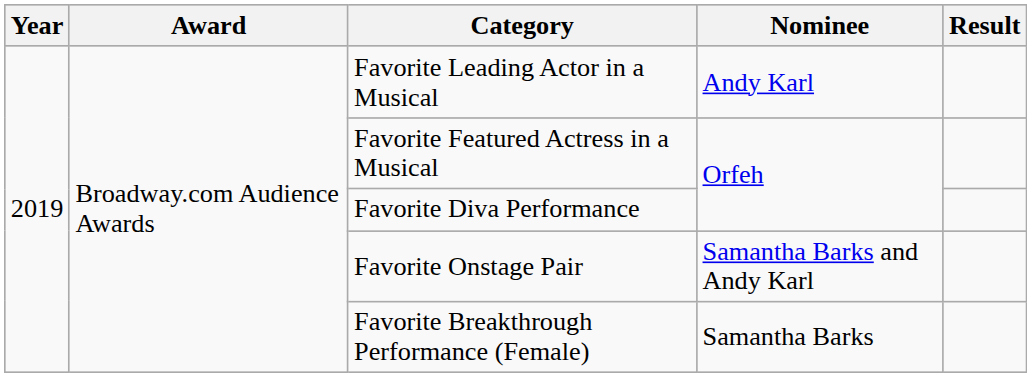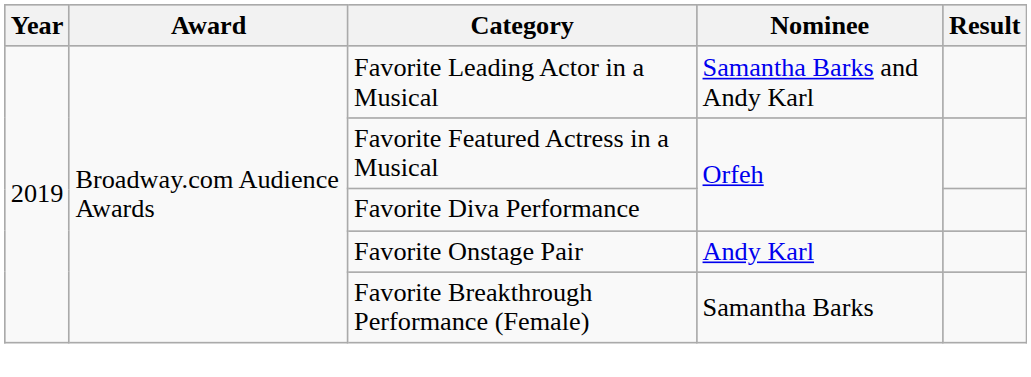(758, 81) Andy Karl -> (810, 81) Samantha Barks and Andy Karl
(810, 265) Samantha Barks and Andy Karl -> (758, 250) Andy Karl
